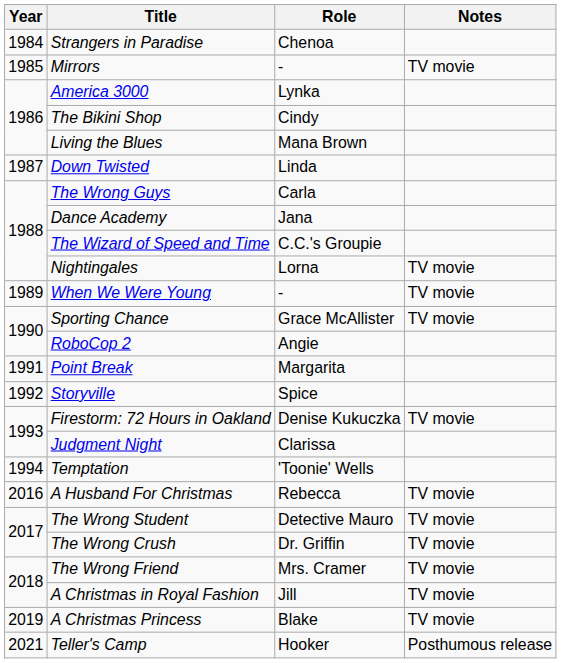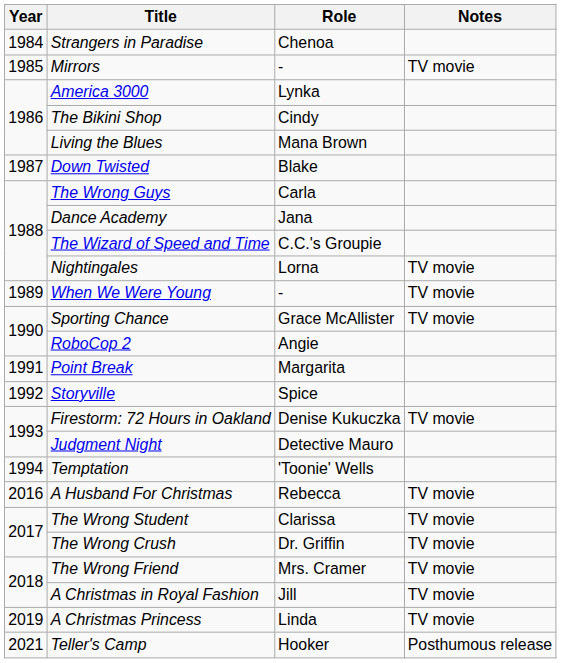(297, 167) Linda -> (298, 167) Blake
(307, 444) Clarissa -> (336, 444) Detective Mauro
(336, 519) Detective Mauro -> (307, 519) Clarissa
(298, 619) Blake -> (297, 619) Linda
